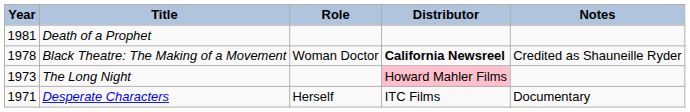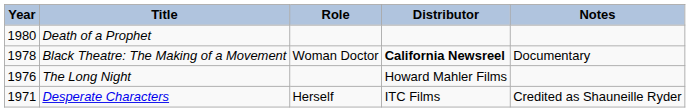(22, 36) 1981 -> (22, 36) 1980
(597, 56) Credited as Shauneille Ryder -> (552, 56) Documentary
(22, 77) 1973 -> (22, 77) 1976
(446, 77) pink background -> (446, 77) no background
(552, 97) Documentary -> (597, 97) Credited as Shauneille Ryder
